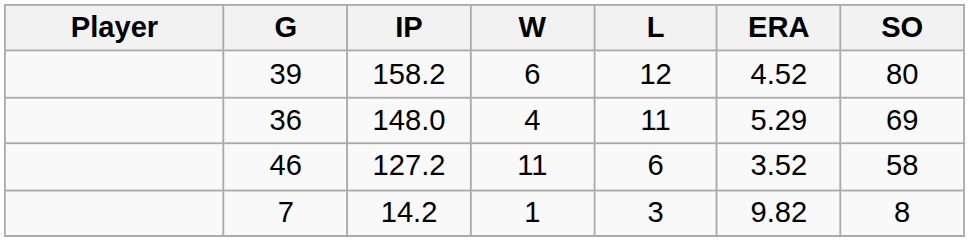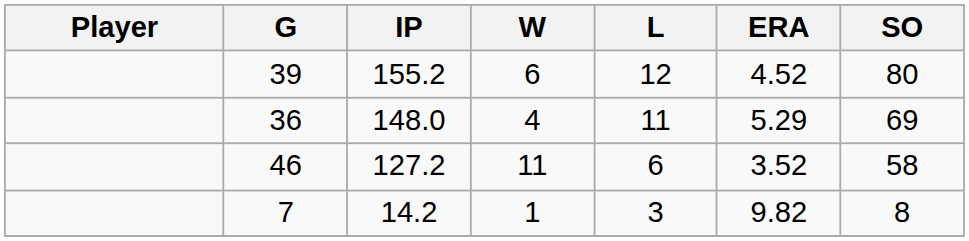(409, 73) 158.2 -> (409, 73) 155.2
